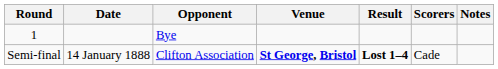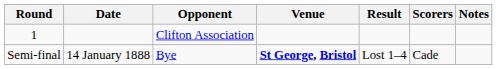(166, 34) Bye -> (205, 34) Clifton Association
(205, 54) Clifton Association -> (166, 54) Bye
(385, 54) bold -> (384, 54) normal
